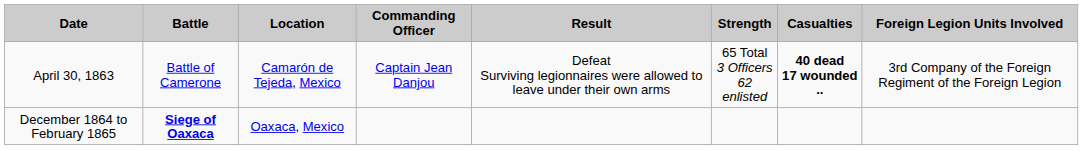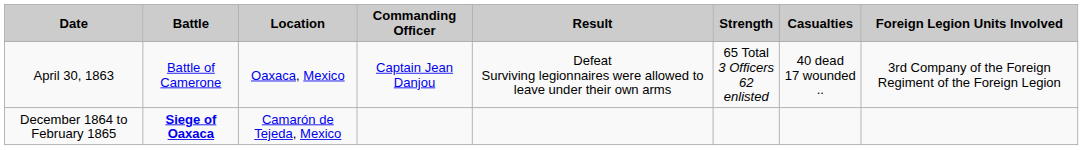(297, 75) Camarón de Tejeda, Mexico -> (298, 75) Oaxaca, Mexico
(820, 75) bold -> (820, 75) normal
(297, 126) Oaxaca, Mexico -> (298, 126) Camarón de Tejeda, Mexico
